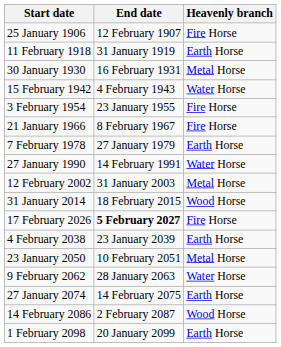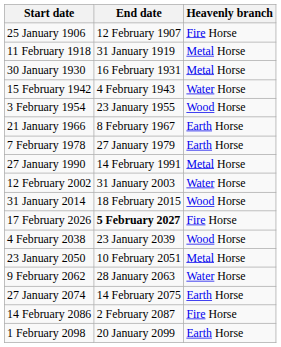(215, 51) Earth Horse -> (216, 51) Metal Horse
(212, 107) Fire Horse -> (216, 107) Wood Horse
(212, 126) Fire Horse -> (215, 126) Earth Horse
(216, 164) Water Horse -> (216, 164) Metal Horse
(216, 182) Metal Horse -> (216, 182) Water Horse
(215, 239) Earth Horse -> (216, 239) Wood Horse
(216, 314) Wood Horse -> (212, 314) Fire Horse
